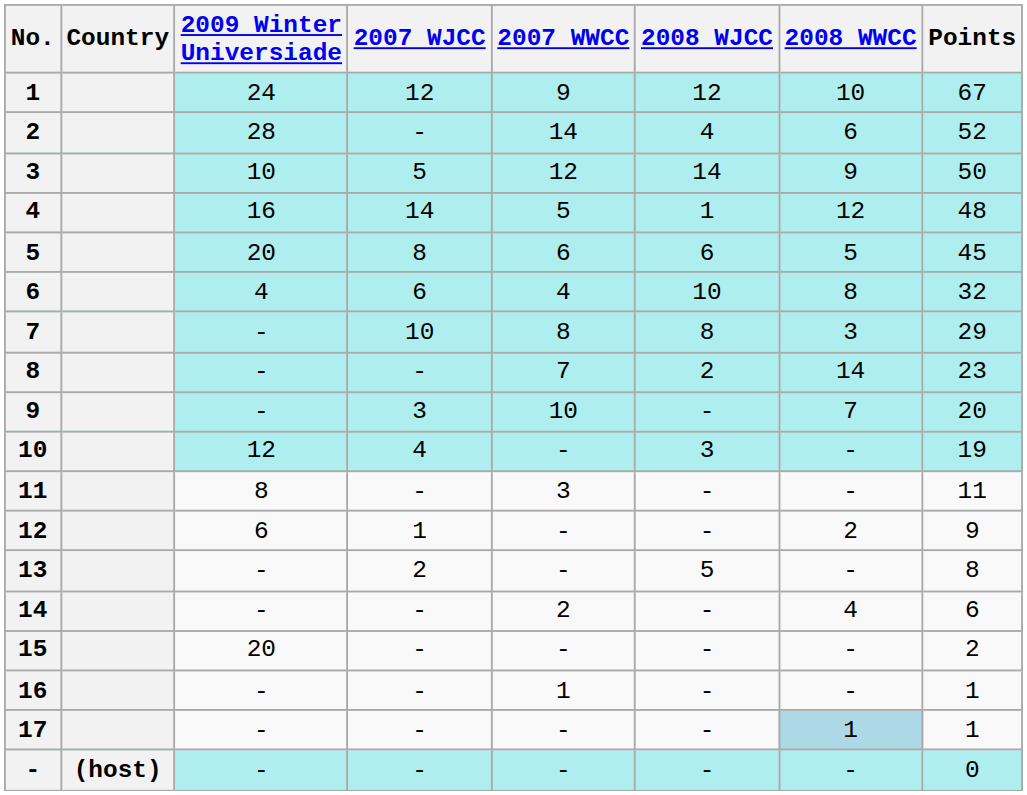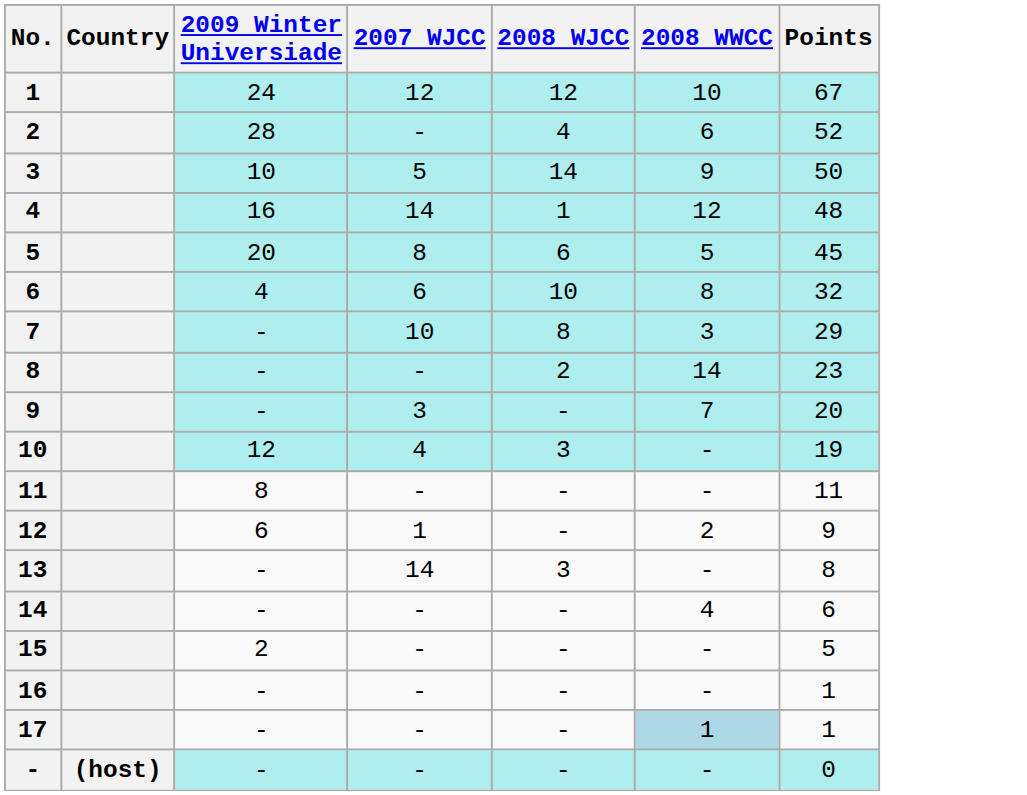- column: (563, 39)
(420, 571) 2 -> (420, 571) 14
(707, 571) 5 -> (563, 571) 3
(261, 651) 20 -> (261, 651) 2
(972, 651) 2 -> (829, 651) 5
